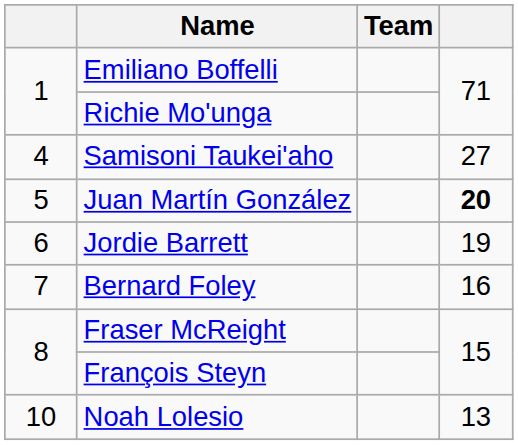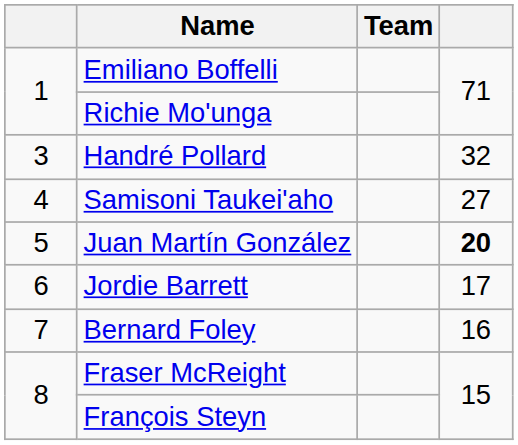+ row: (175, 156)
(476, 243) 19 -> (476, 286) 17
- row: (163, 416)
